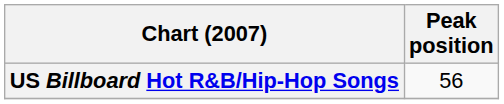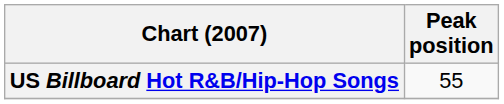(451, 80) 56 -> (451, 80) 55
